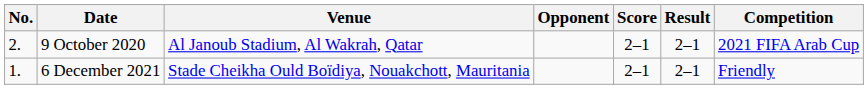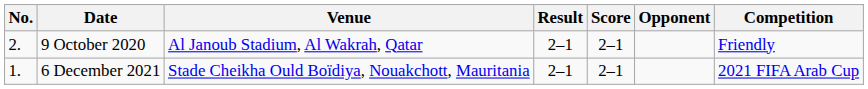columns swapped: (573, 17) <-> (687, 17)
(789, 44) 2021 FIFA Arab Cup -> (747, 44) Friendly
(747, 71) Friendly -> (789, 71) 2021 FIFA Arab Cup
